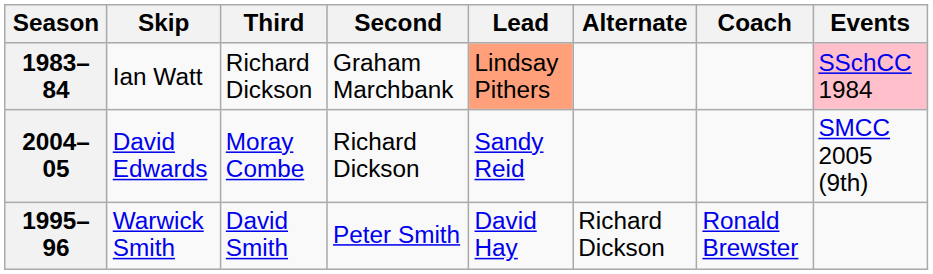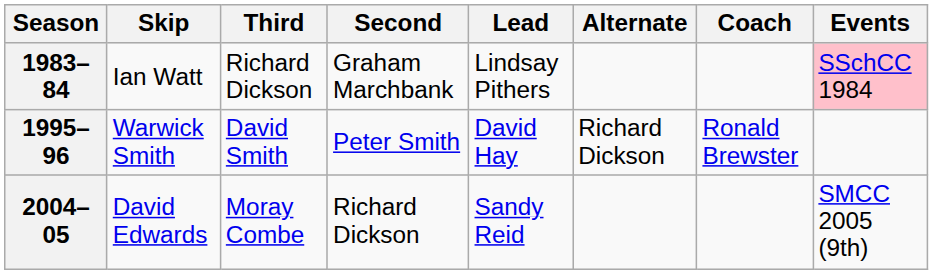(516, 76) lightsalmon background -> (516, 76) no background
rows swapped: (56, 235) <-> (56, 155)
